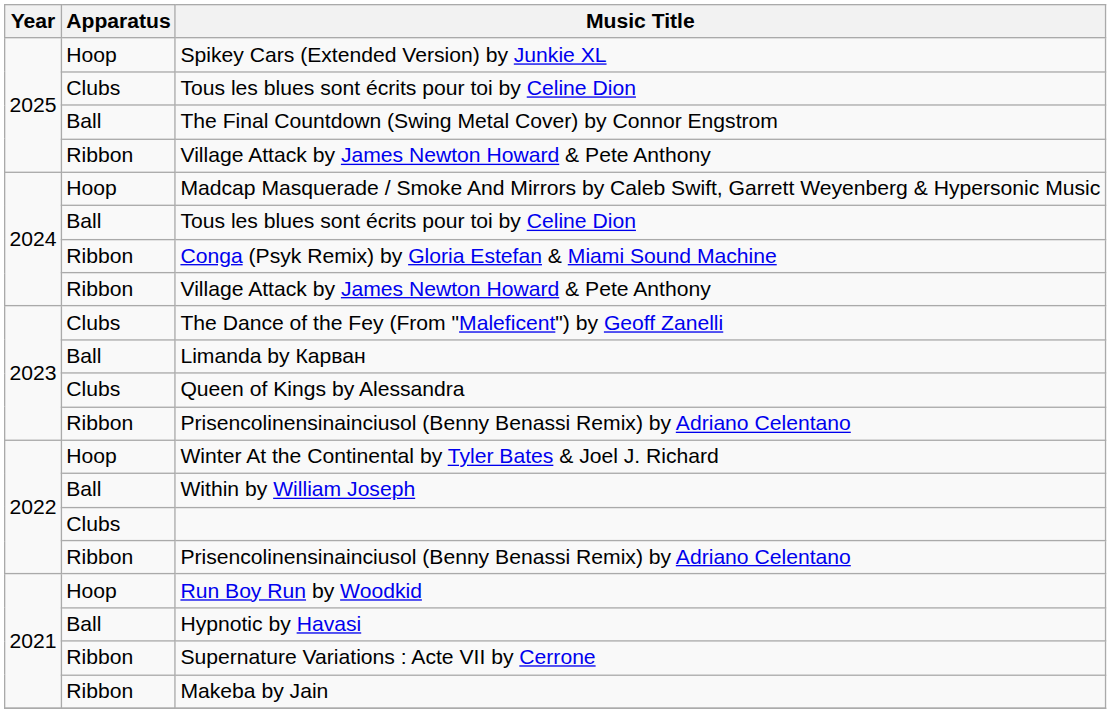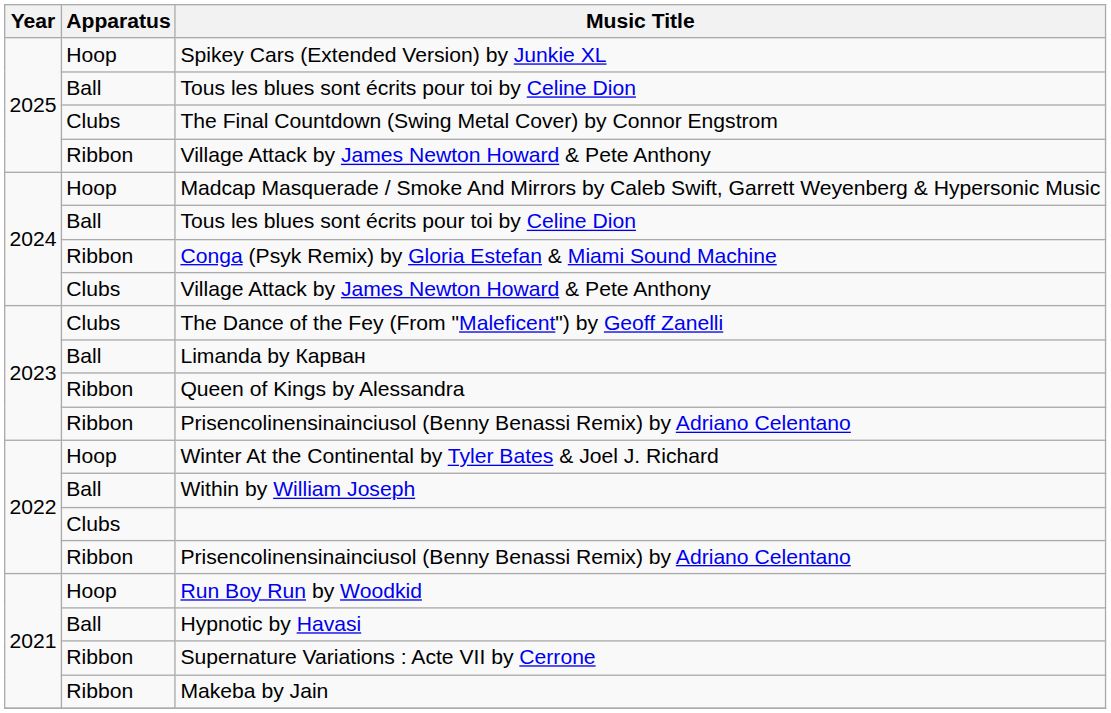(93, 88) Clubs -> (84, 88) Ball
(84, 121) Ball -> (93, 121) Clubs
(100, 289) Ribbon -> (93, 289) Clubs
(93, 389) Clubs -> (100, 389) Ribbon
